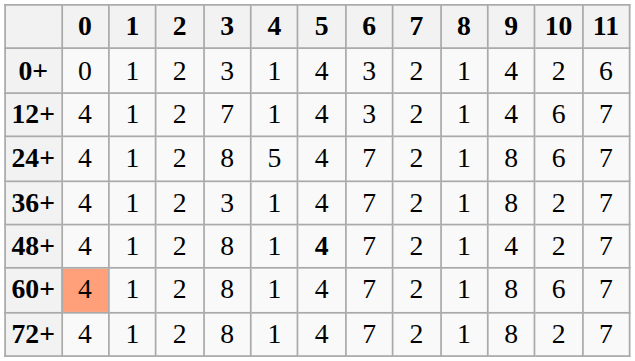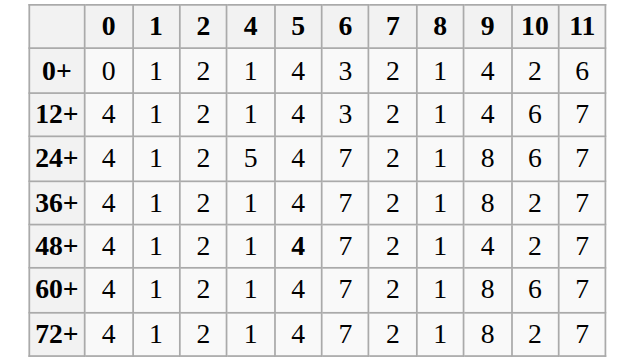- column: (227, 26)
(85, 289) lightsalmon background -> (109, 289) no background
